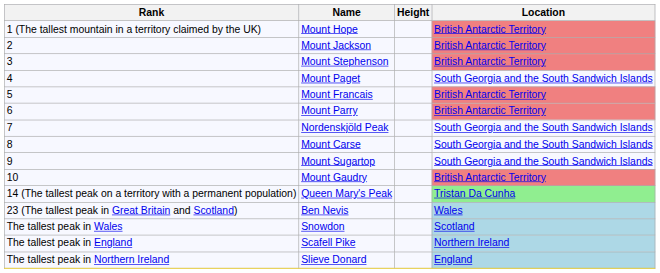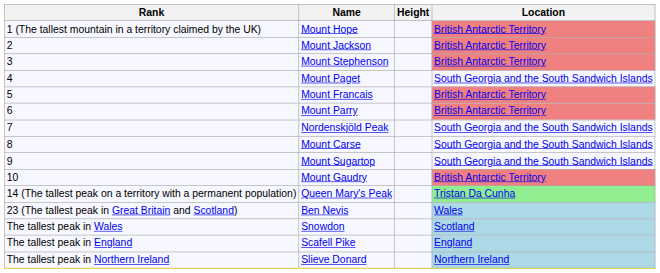(472, 243) Northern Ireland -> (453, 243) England
(453, 260) England -> (472, 260) Northern Ireland
